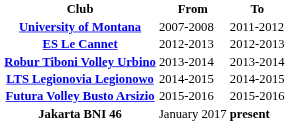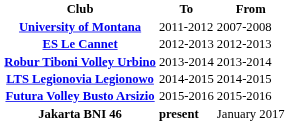columns swapped: (193, 9) <-> (257, 9)
